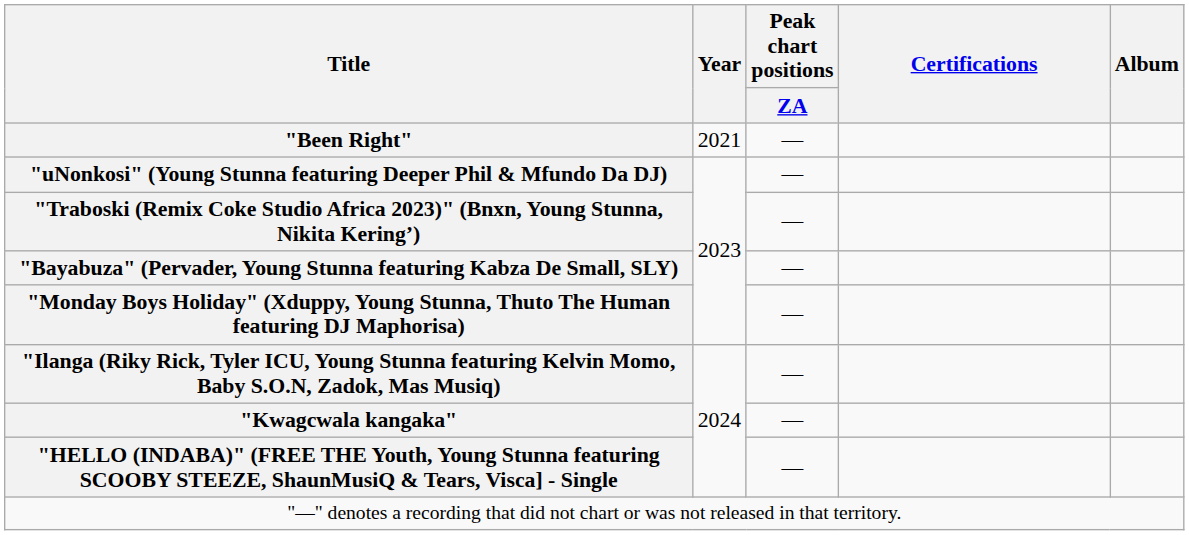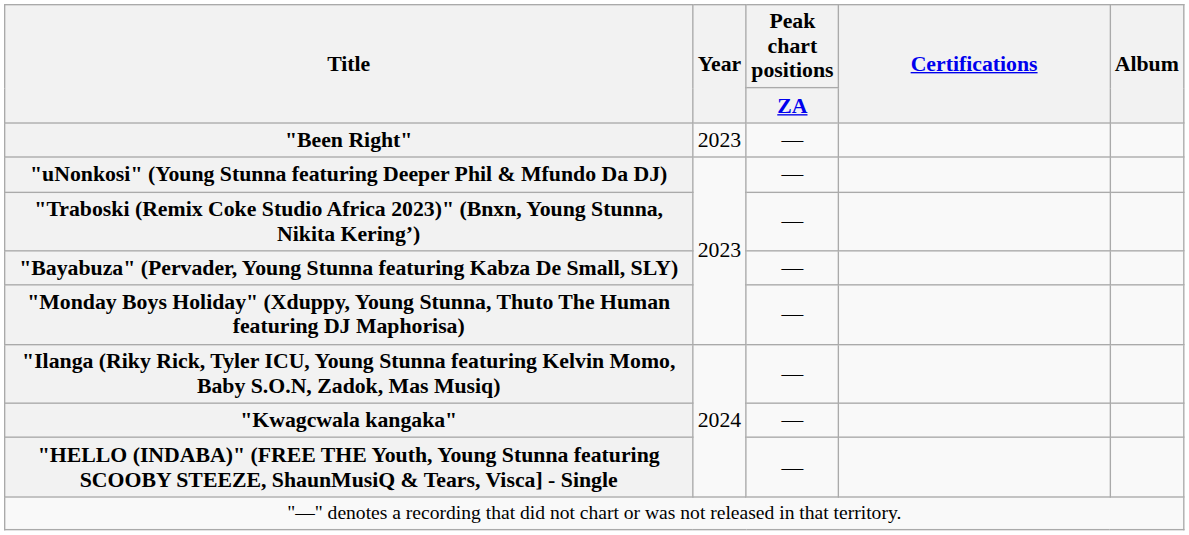(719, 139) 2021 -> (719, 139) 2023
